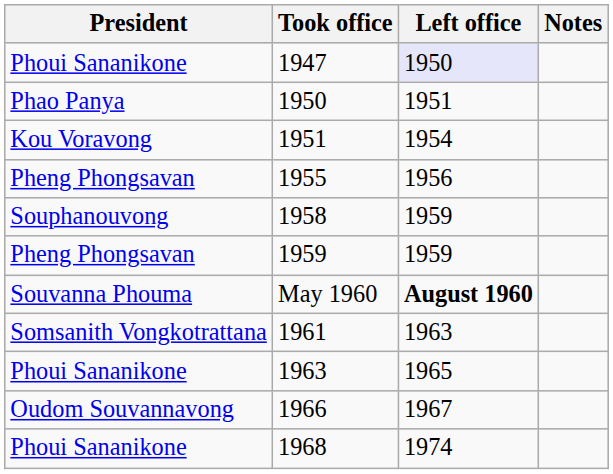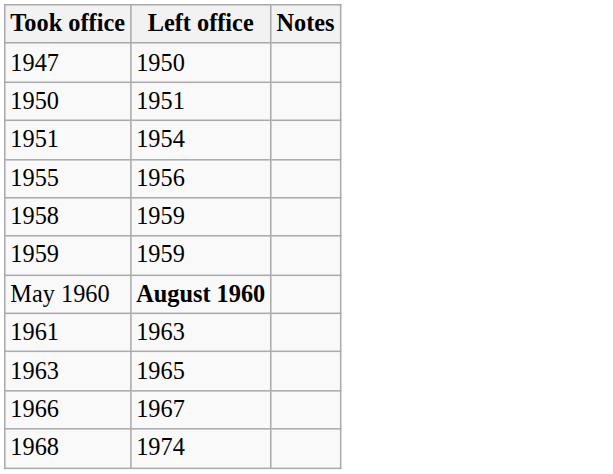- column: (139, 23)
(428, 62) lavender background -> (161, 62) no background
